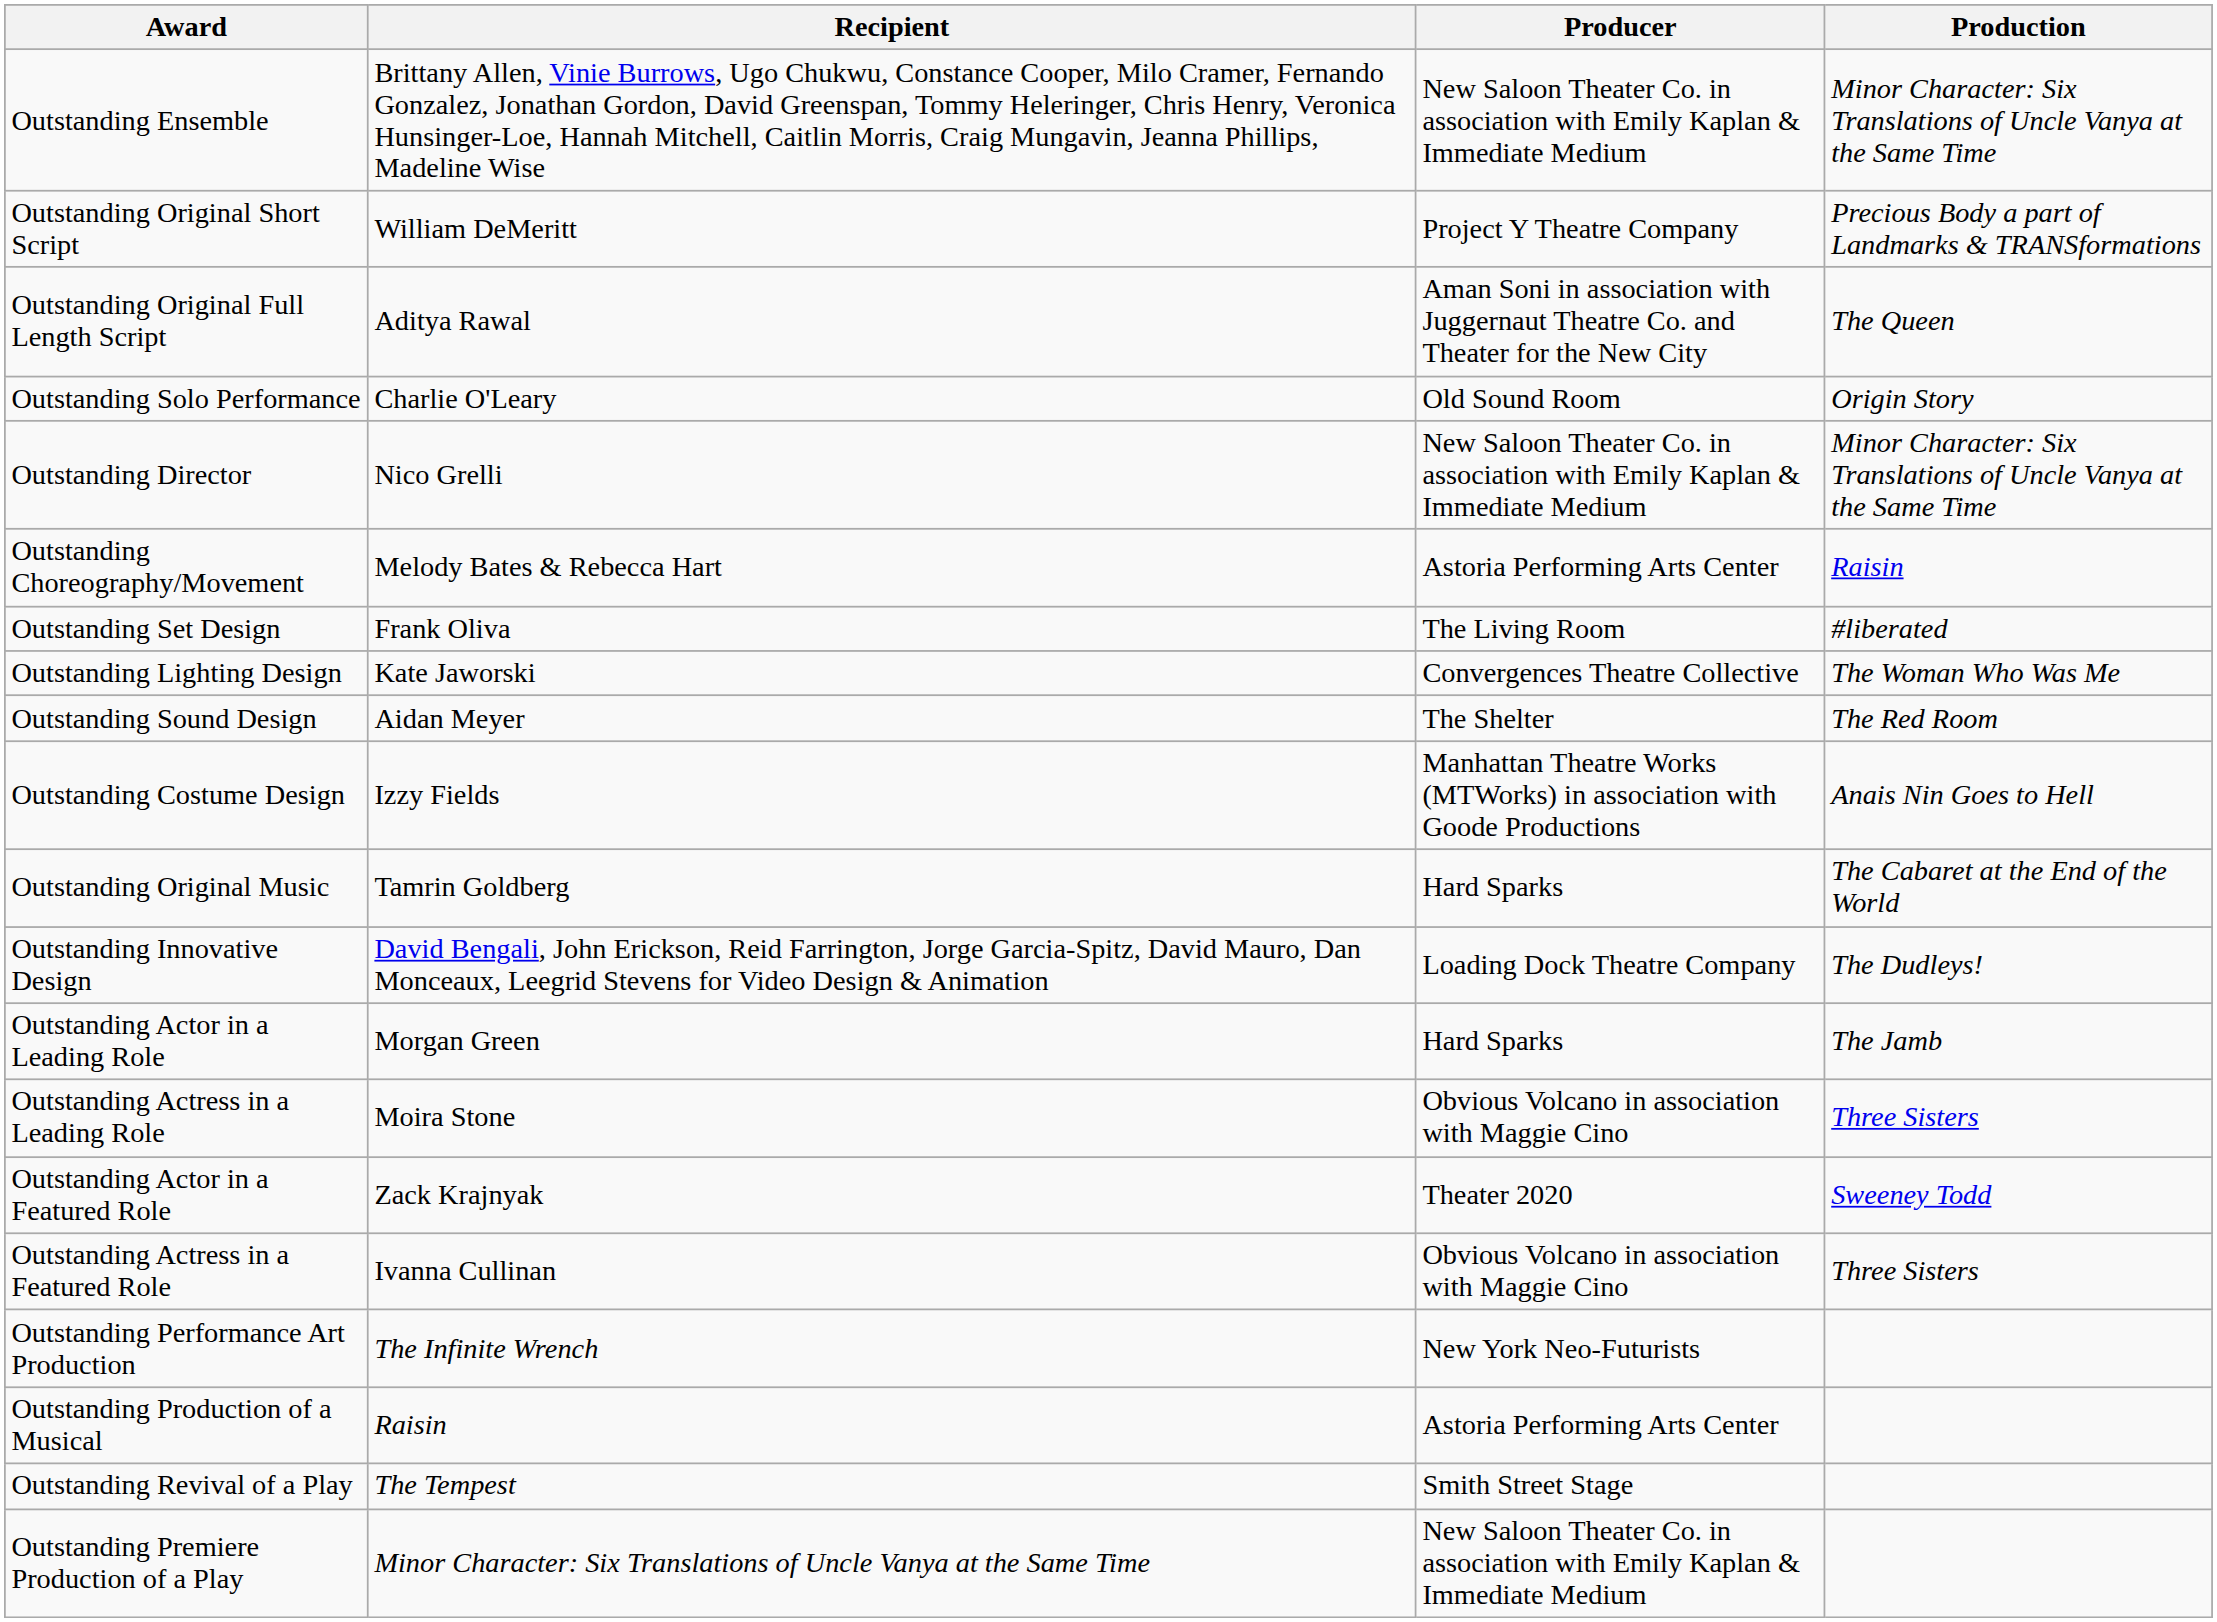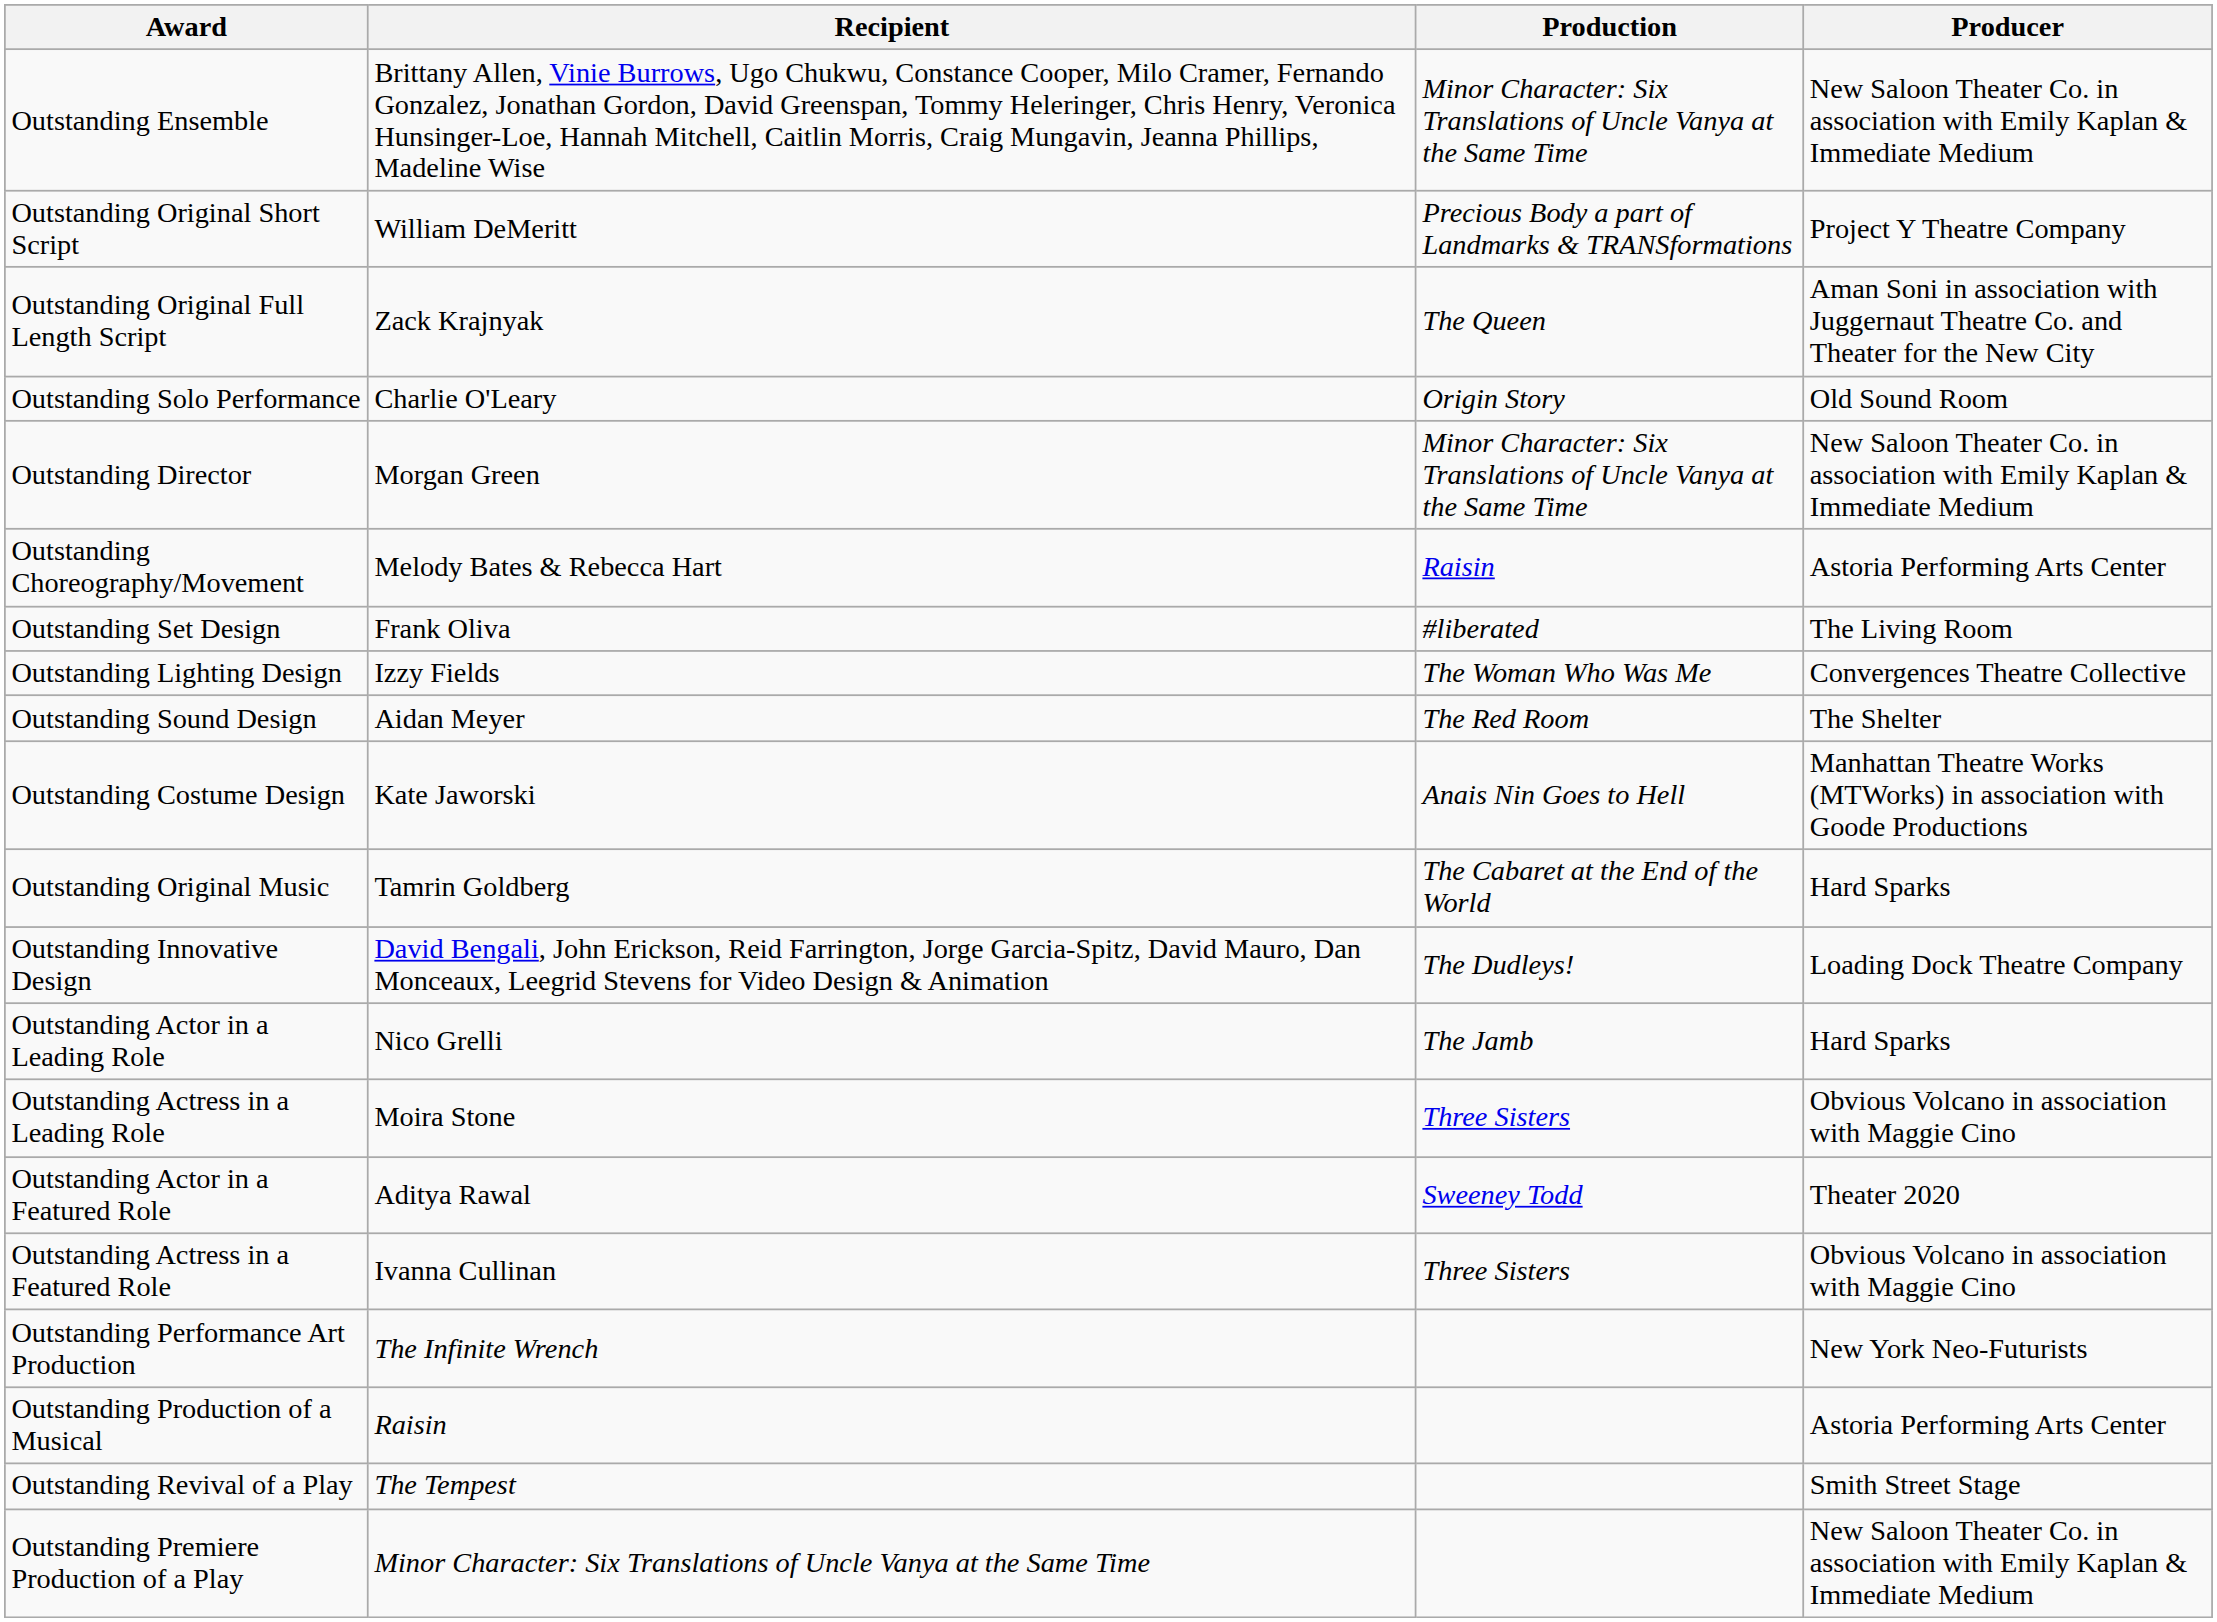columns swapped: (2018, 26) <-> (1620, 26)
(453, 320) Aditya Rawal -> (459, 320) Zack Krajnyak
(438, 474) Nico Grelli -> (457, 474) Morgan Green
(455, 673) Kate Jaworski -> (437, 673) Izzy Fields
(437, 794) Izzy Fields -> (455, 794) Kate Jaworski
(457, 1040) Morgan Green -> (438, 1040) Nico Grelli
(459, 1194) Zack Krajnyak -> (453, 1194) Aditya Rawal
